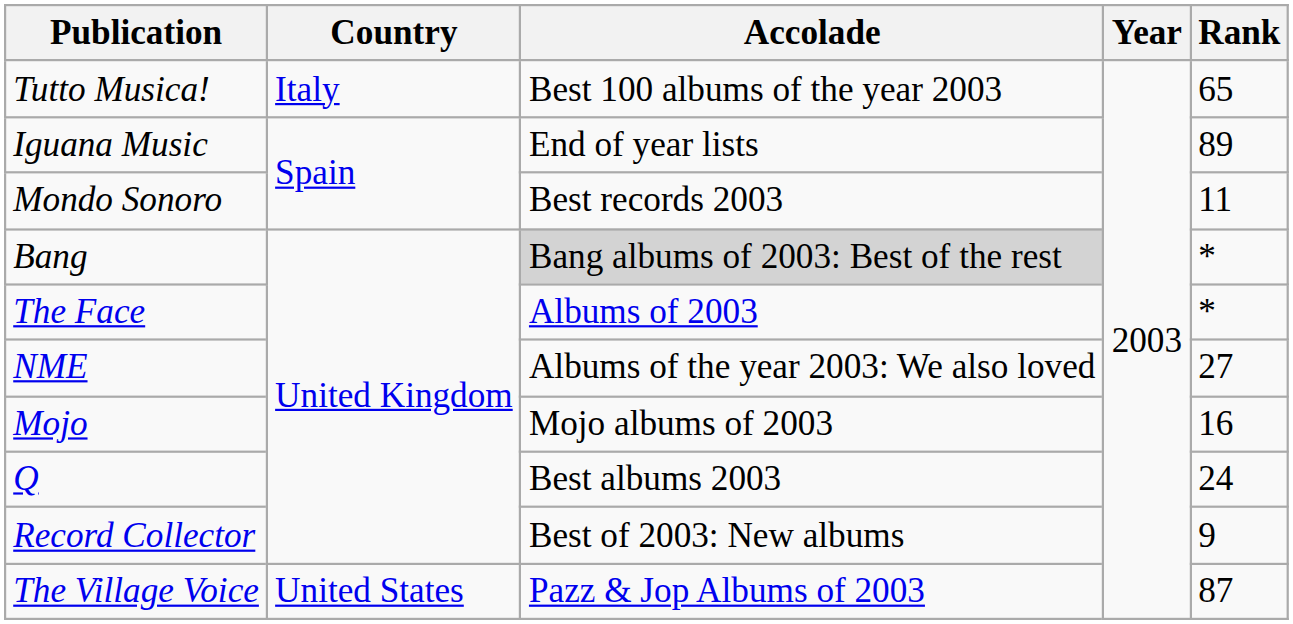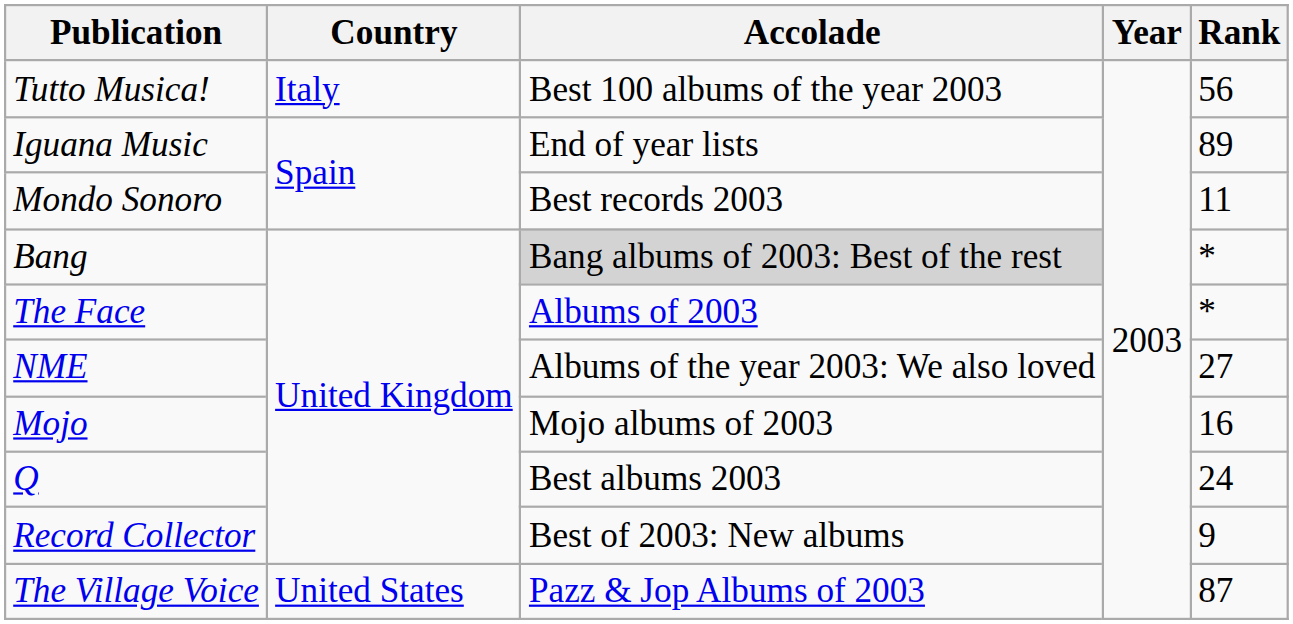(1216, 88) 65 -> (1216, 88) 56
